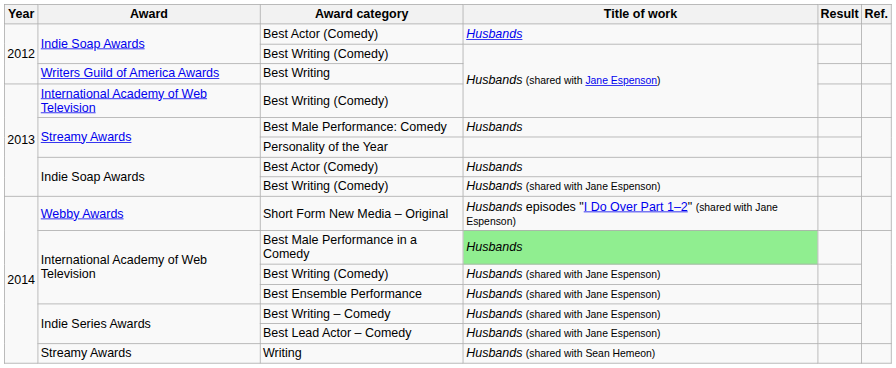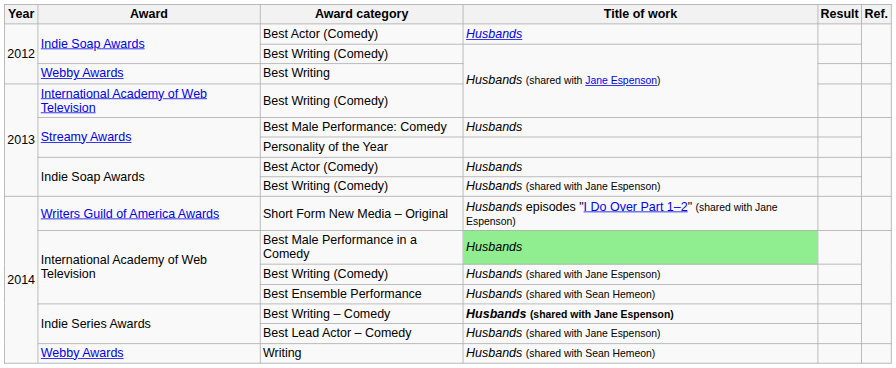(130, 73) Writers Guild of America Awards -> (82, 73) Webby Awards
(82, 213) Webby Awards -> (130, 213) Writers Guild of America Awards
(563, 294) Husbands (shared with Jane Espenson) -> (561, 294) Husbands (shared with Sean Hemeon)
(563, 313) normal -> (570, 313) bold
(86, 353) Streamy Awards -> (82, 353) Webby Awards
